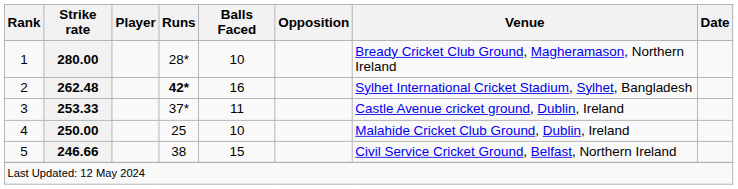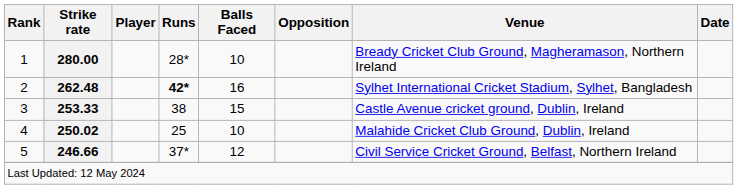(179, 109) 37* -> (179, 109) 38
(237, 109) 11 -> (237, 109) 15
(78, 130) 250.00 -> (78, 130) 250.02
(179, 151) 38 -> (179, 151) 37*
(237, 151) 15 -> (237, 151) 12
